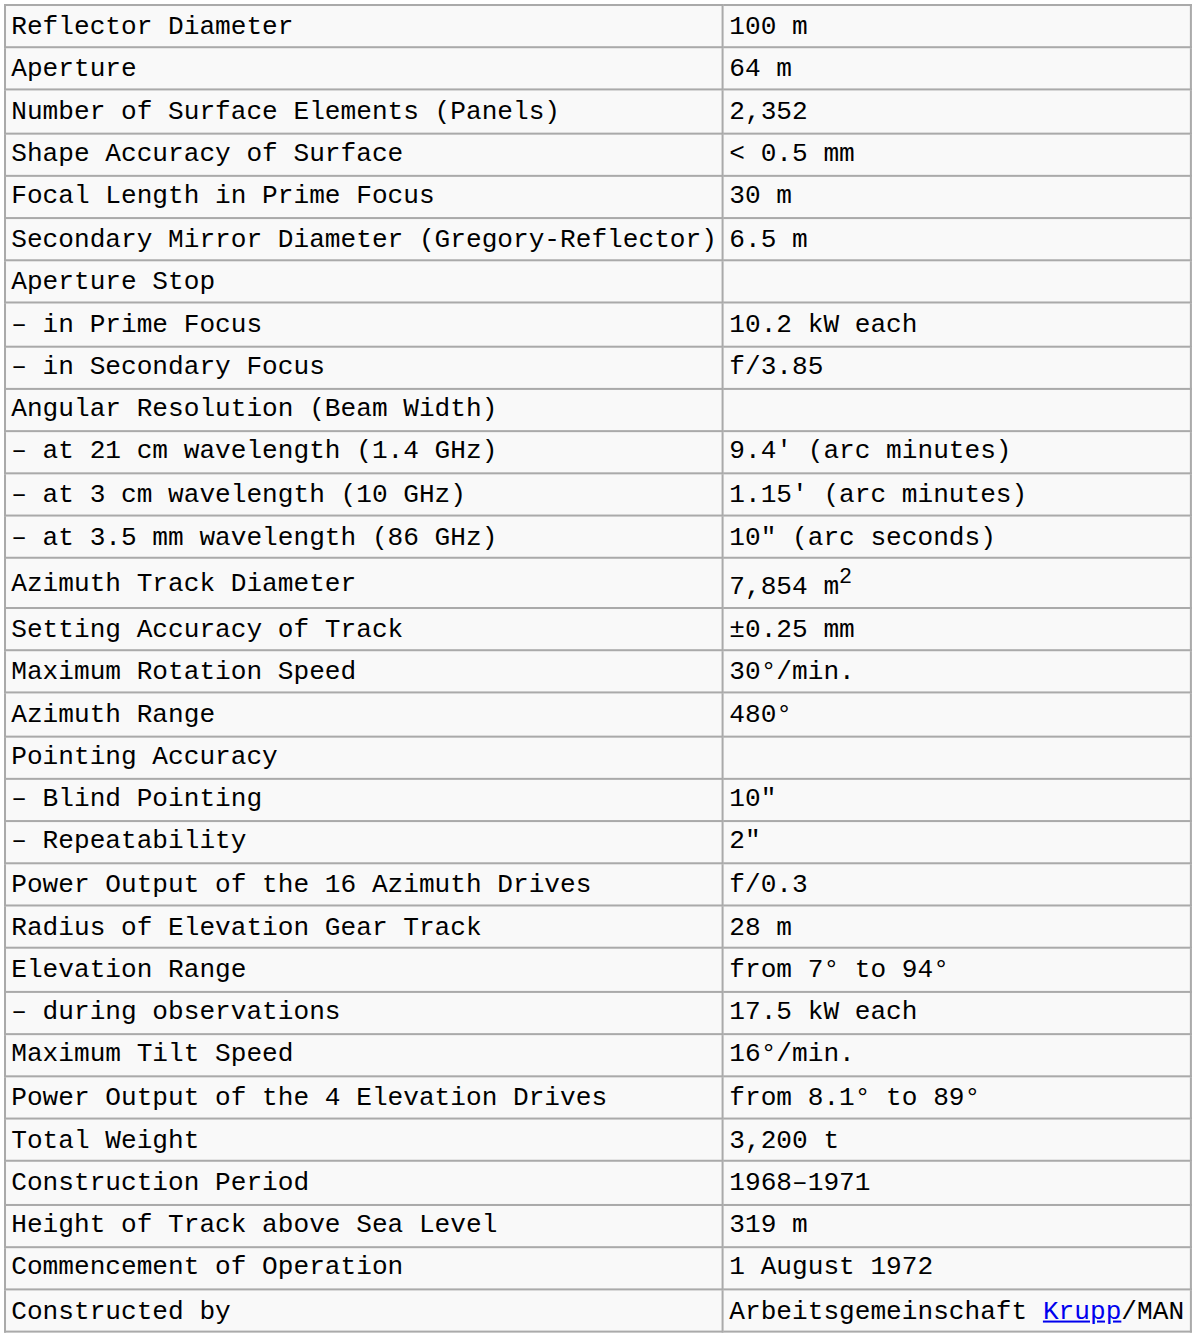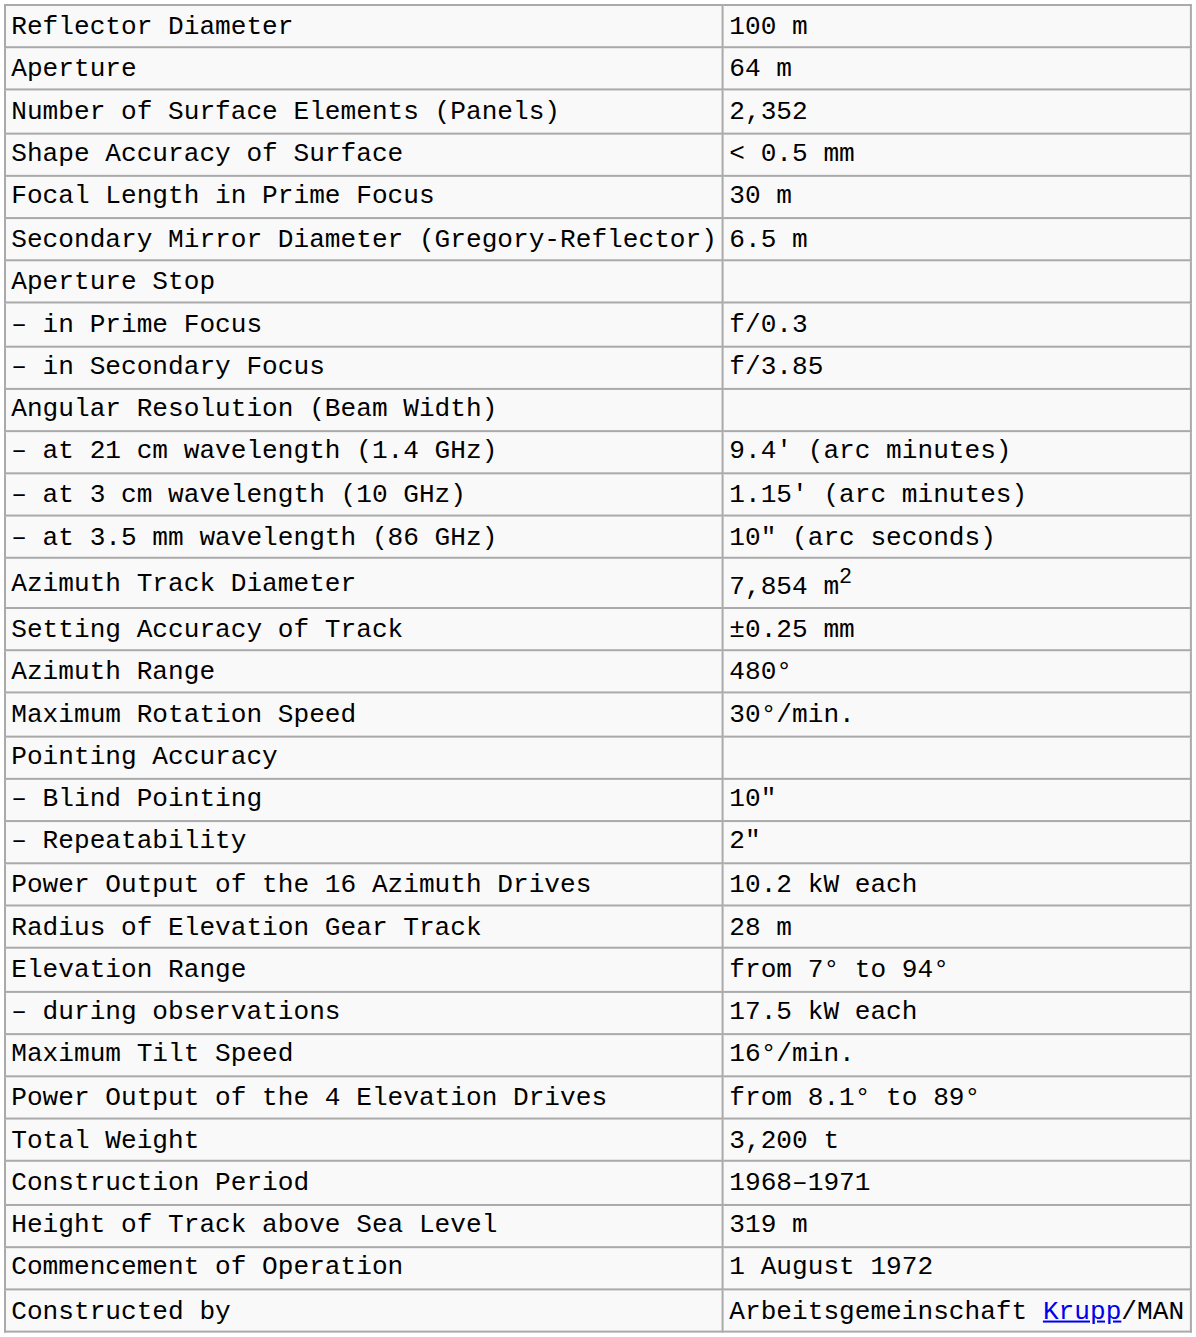(823, 324) 10.2 kW each -> (769, 324) f/0.3
rows swapped: (113, 714) <-> (184, 672)
(769, 885) f/0.3 -> (823, 885) 10.2 kW each
